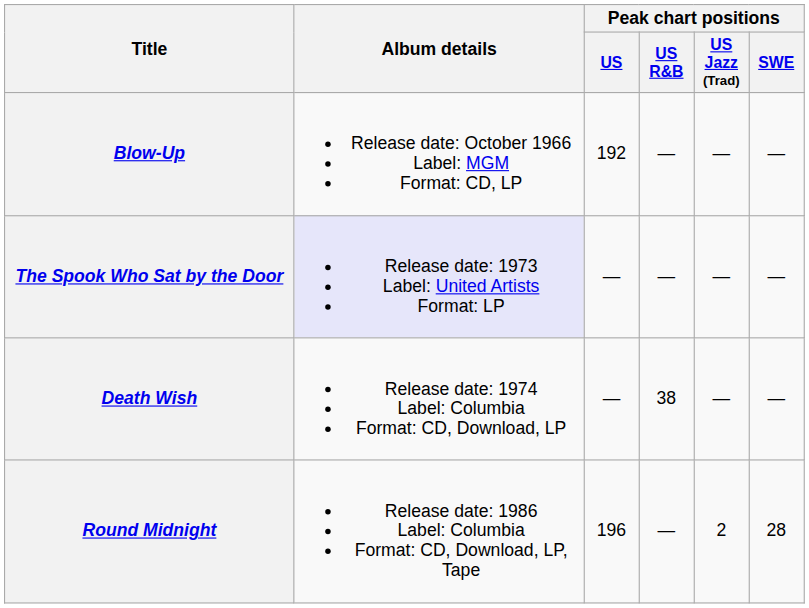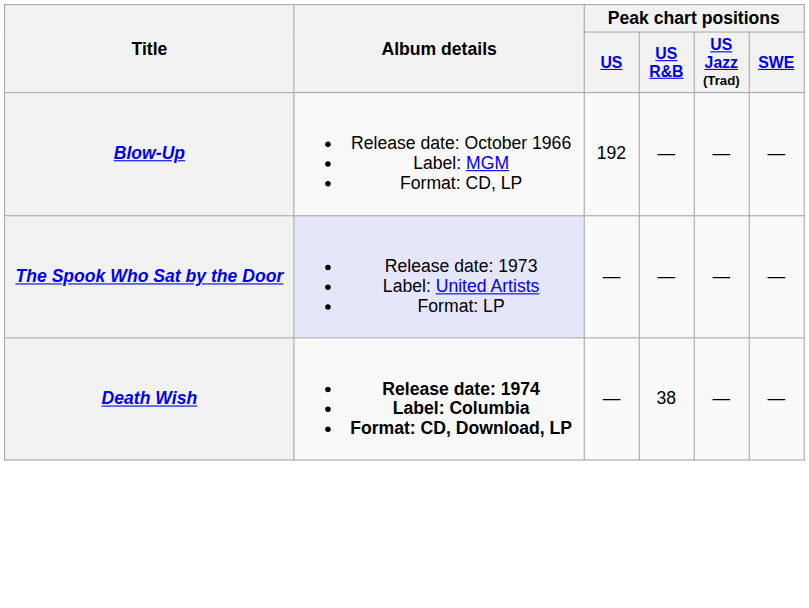(439, 409) normal -> (439, 409) bold
- row: (149, 531)
